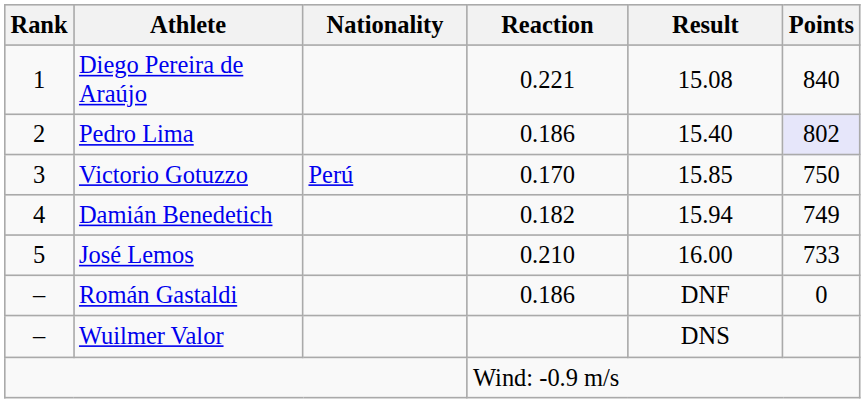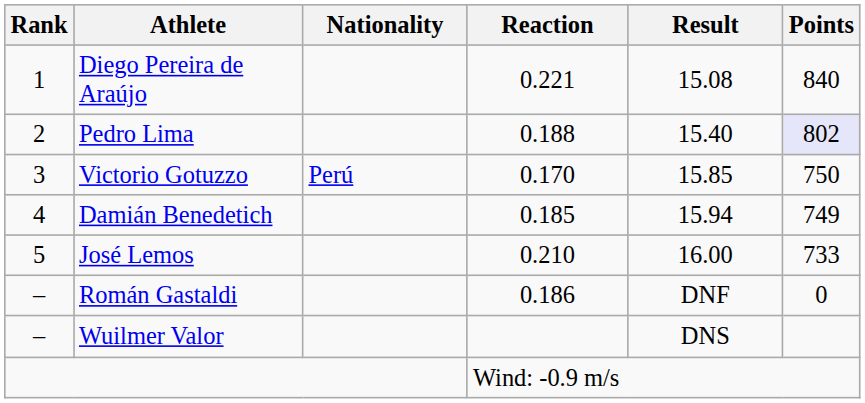(547, 134) 0.186 -> (547, 134) 0.188
(547, 215) 0.182 -> (547, 215) 0.185
